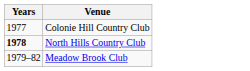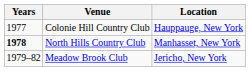+ column: (199, 12)
